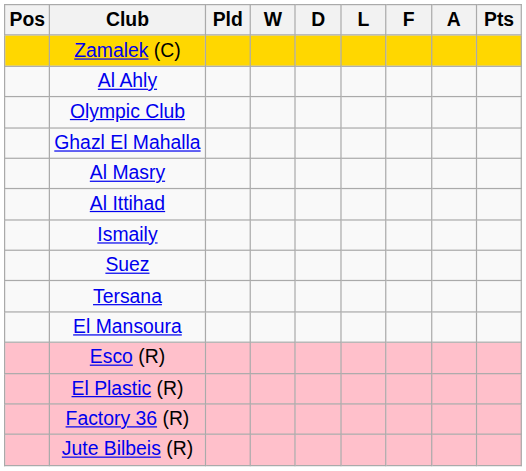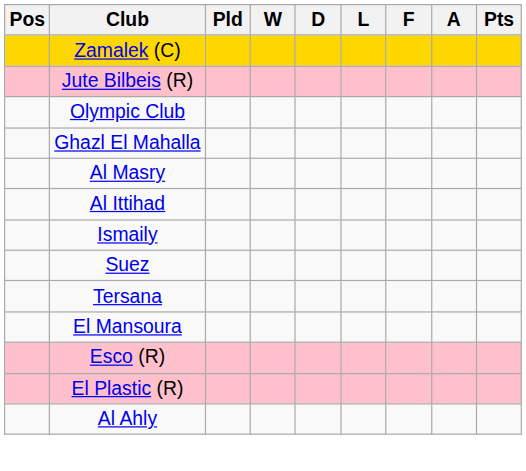rows swapped: (127, 81) <-> (127, 449)
- row: (127, 419)
